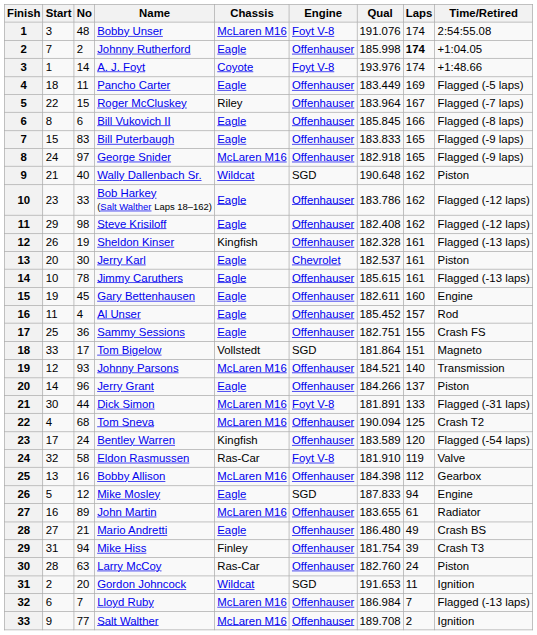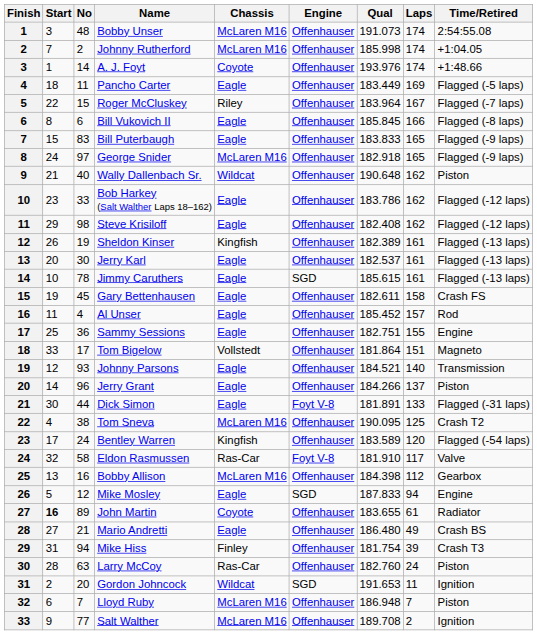(313, 31) Foyt V-8 -> (323, 31) Offenhauser
(380, 31) 191.076 -> (380, 31) 191.073
(232, 49) Eagle -> (252, 49) McLaren M16
(415, 49) bold -> (415, 49) normal
(313, 67) Foyt V-8 -> (323, 67) Offenhauser
(304, 175) SGD -> (323, 175) Offenhauser
(380, 242) 182.328 -> (380, 242) 182.389
(316, 260) Chevrolet -> (323, 260) Offenhauser
(453, 260) Piston -> (484, 260) Flagged (-13 laps)
(323, 278) Offenhauser -> (304, 278) SGD
(415, 296) 160 -> (415, 296) 158
(455, 296) Engine -> (462, 296) Crash FS
(462, 332) Crash FS -> (455, 332) Engine
(304, 350) SGD -> (323, 350) Offenhauser
(252, 368) McLaren M16 -> (232, 368) Eagle
(252, 404) McLaren M16 -> (232, 404) Eagle
(83, 422) 68 -> (83, 422) 38
(380, 422) 190.094 -> (380, 422) 190.095
(415, 458) 119 -> (415, 458) 117
(52, 512) normal -> (52, 512) bold
(252, 512) McLaren M16 -> (235, 512) Coyote
(380, 602) 186.984 -> (380, 602) 186.948
(484, 602) Flagged (-13 laps) -> (453, 602) Piston
